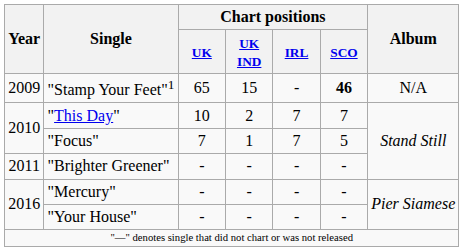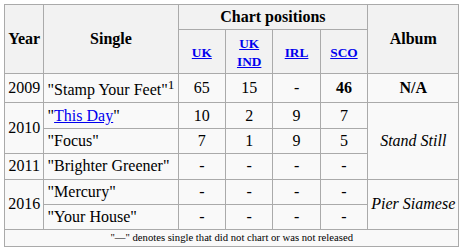(413, 88) normal -> (413, 88) bold
(297, 115) 7 -> (297, 115) 9
(297, 141) 7 -> (297, 141) 9
